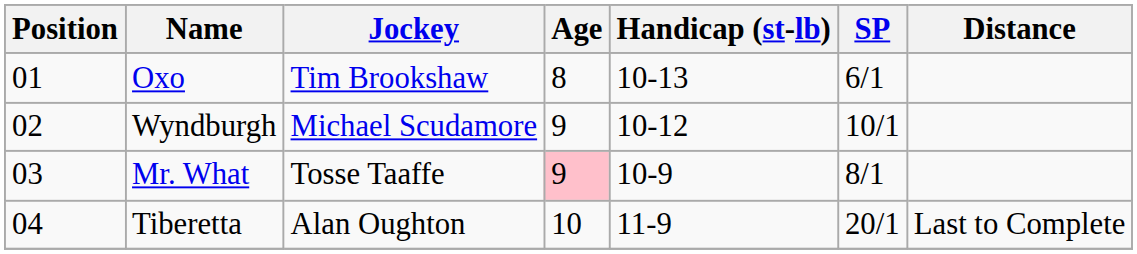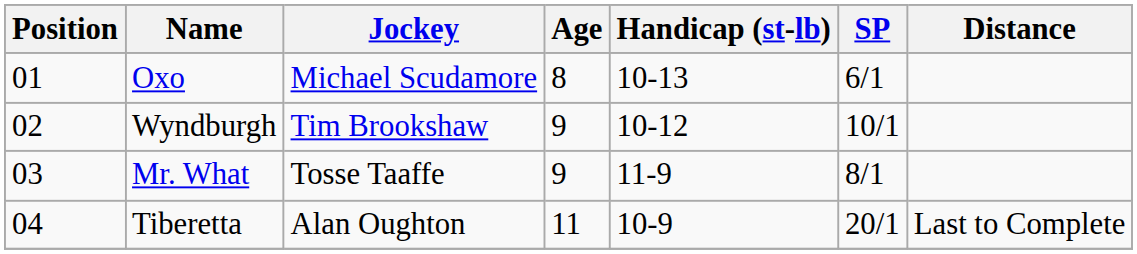(389, 77) Tim Brookshaw -> (414, 77) Michael Scudamore
(414, 126) Michael Scudamore -> (389, 126) Tim Brookshaw
(559, 175) pink background -> (559, 175) no background
(645, 175) 10-9 -> (644, 175) 11-9
(567, 223) 10 -> (566, 223) 11
(644, 223) 11-9 -> (645, 223) 10-9
